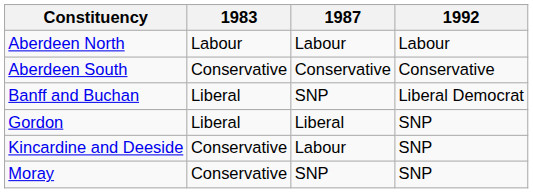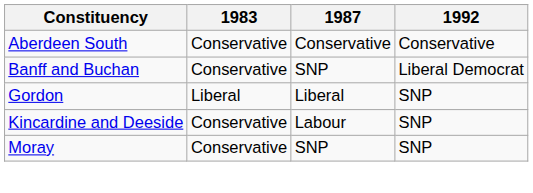- row: (66, 43)
(216, 95) Liberal -> (239, 69) Conservative
